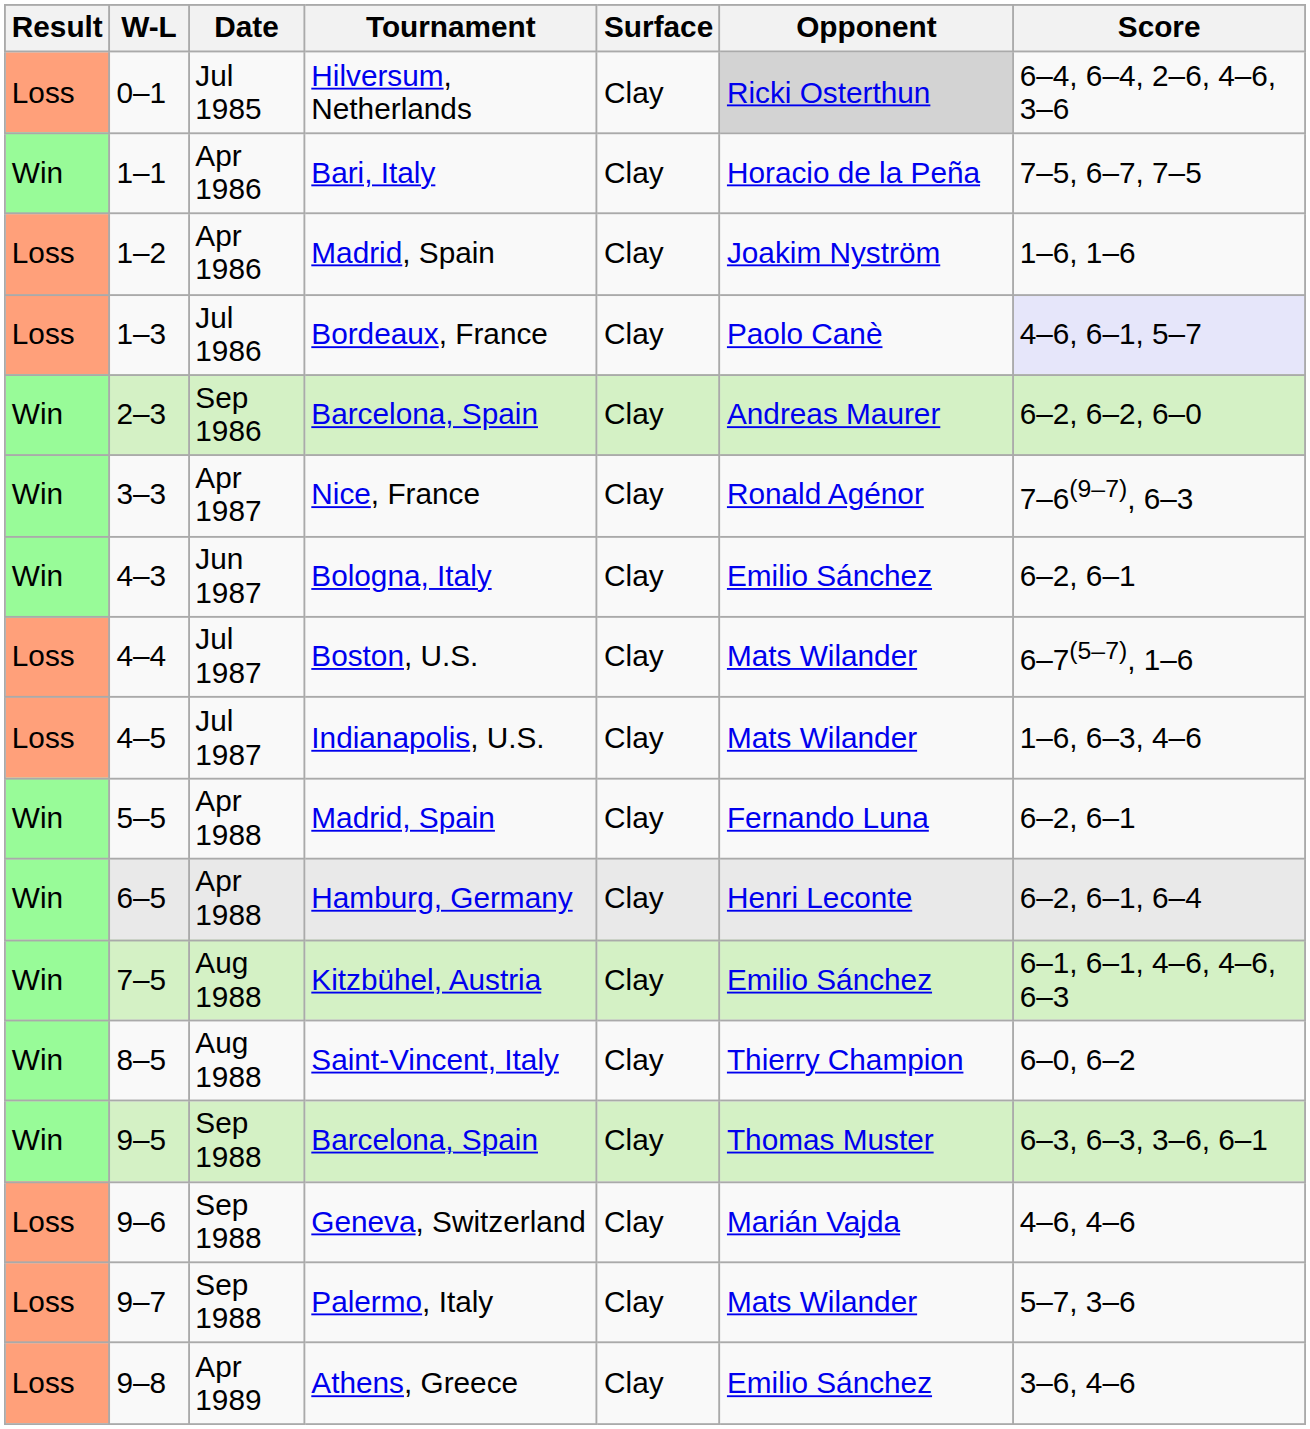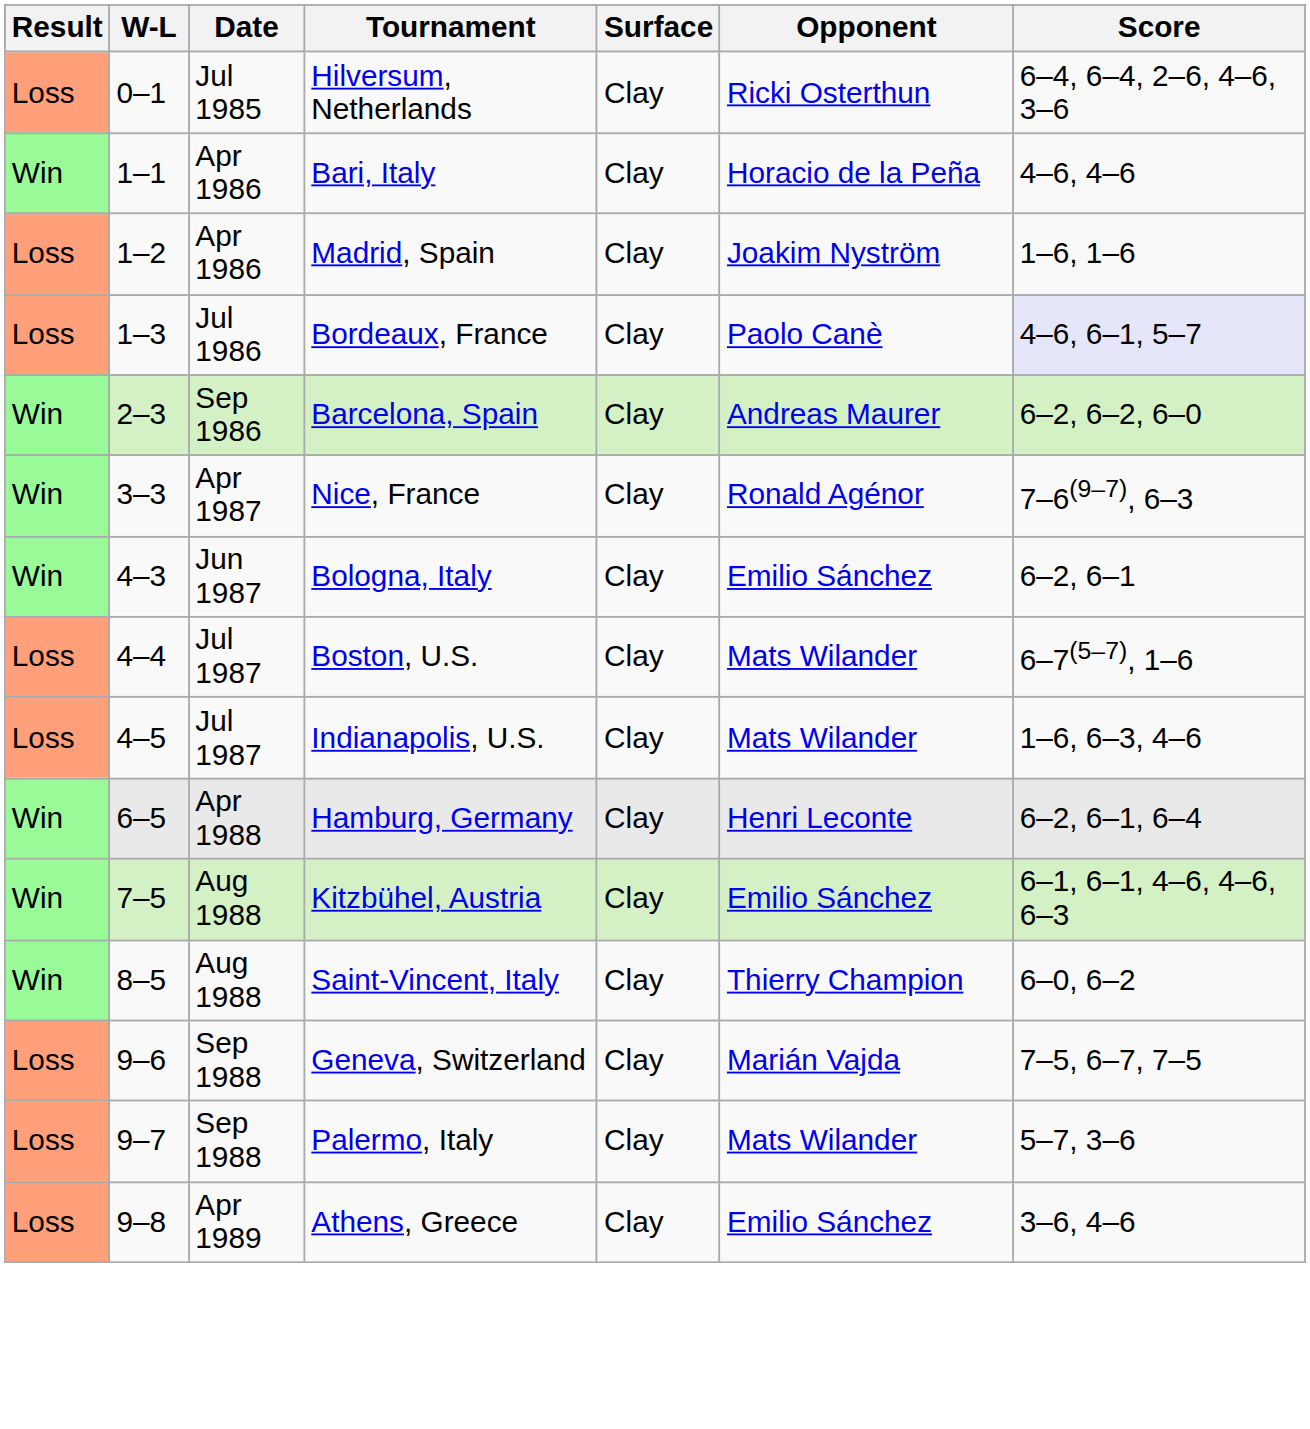(829, 92) lightgrey background -> (829, 92) no background
(1111, 172) 7–5, 6–7, 7–5 -> (1078, 172) 4–6, 4–6
- row: (141, 818)
- row: (141, 1140)
(1078, 1221) 4–6, 4–6 -> (1111, 1060) 7–5, 6–7, 7–5
